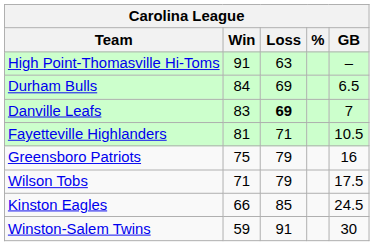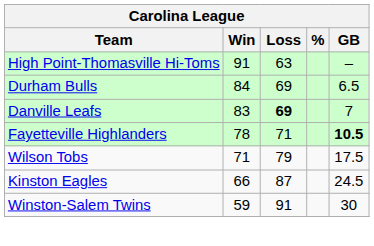(242, 134) 81 -> (242, 134) 78
(349, 134) normal -> (349, 134) bold
- row: (74, 157)
(284, 205) 85 -> (284, 181) 87
